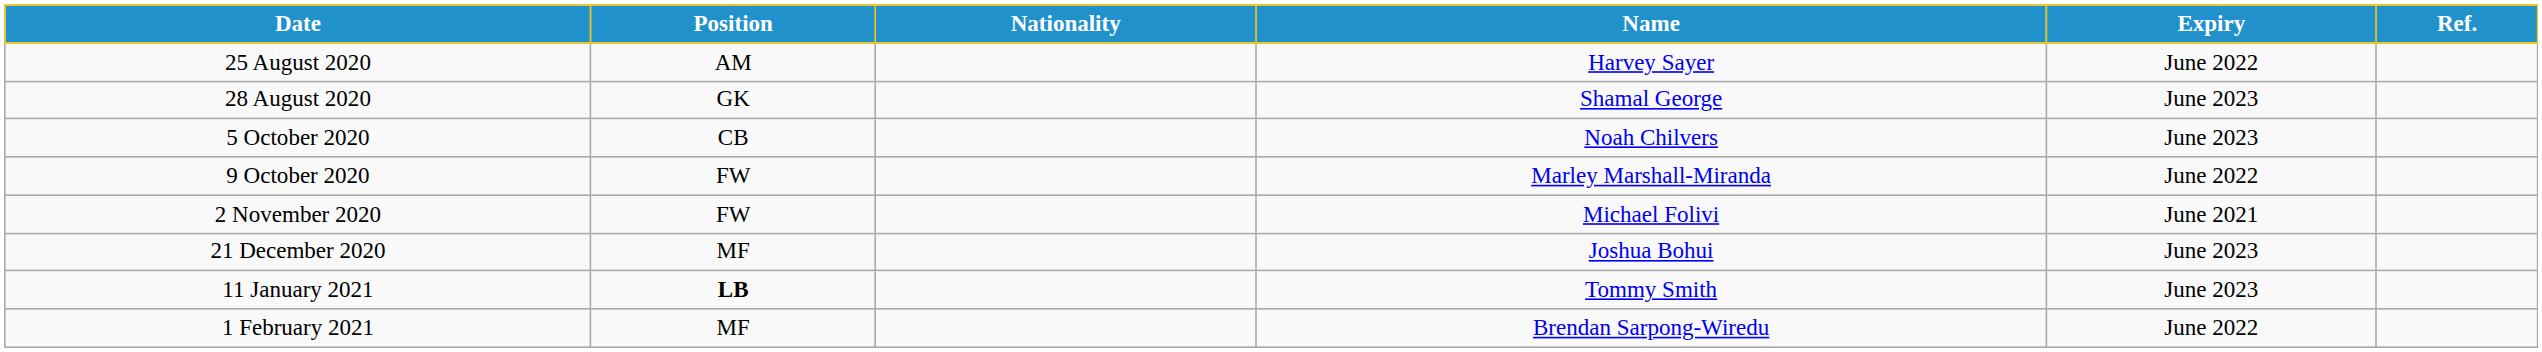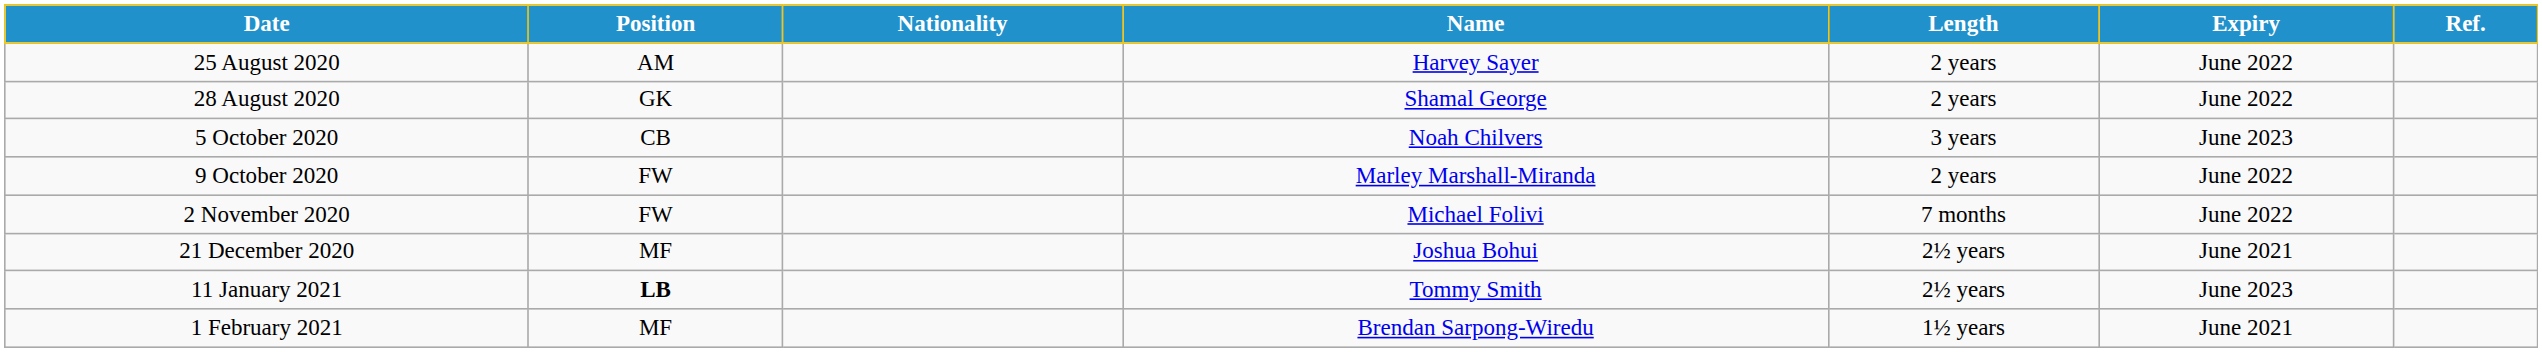+ column: (1963, 23)
(2211, 99) June 2023 -> (2246, 99) June 2022
(2211, 213) June 2021 -> (2246, 213) June 2022
(2211, 251) June 2023 -> (2246, 251) June 2021
(2211, 327) June 2022 -> (2246, 327) June 2021
